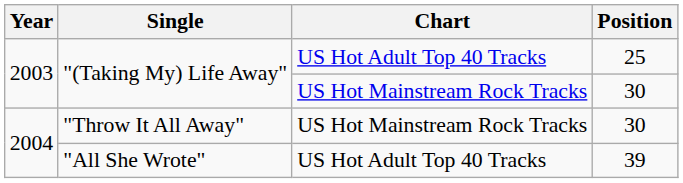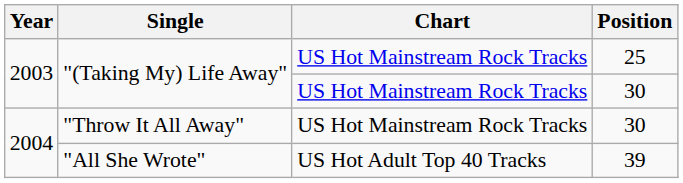(422, 56) US Hot Adult Top 40 Tracks -> (442, 56) US Hot Mainstream Rock Tracks
